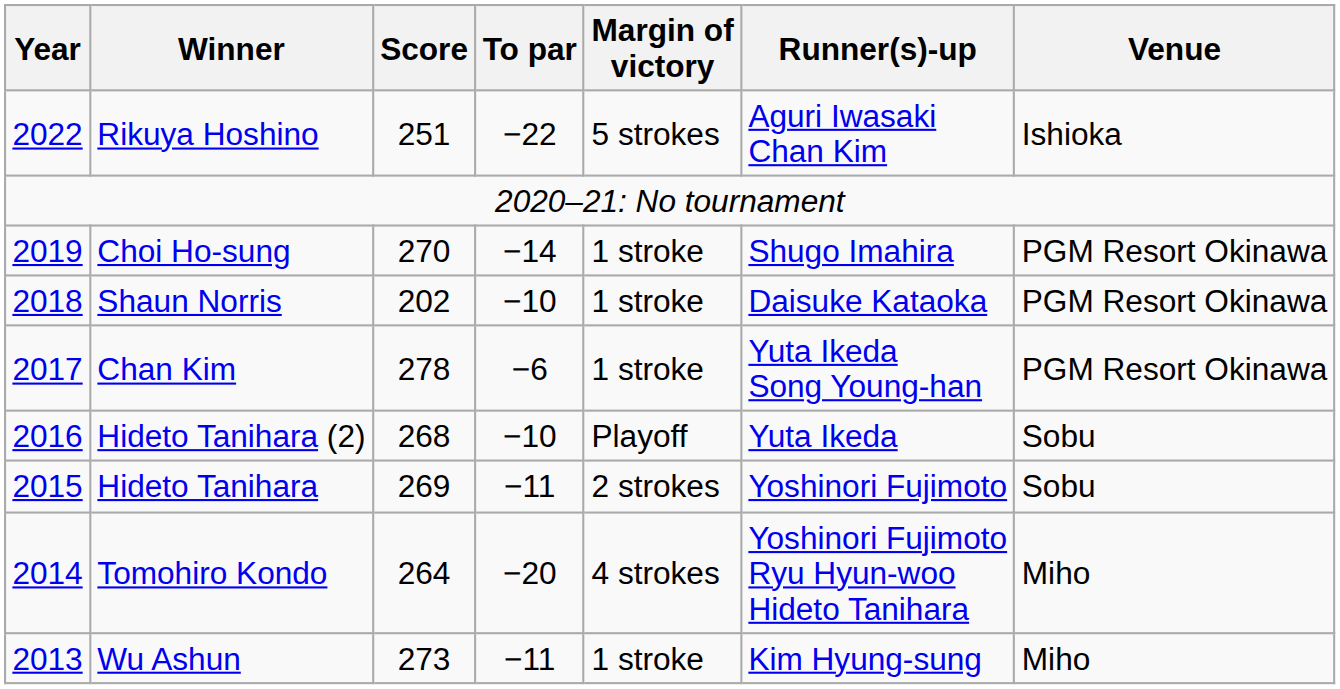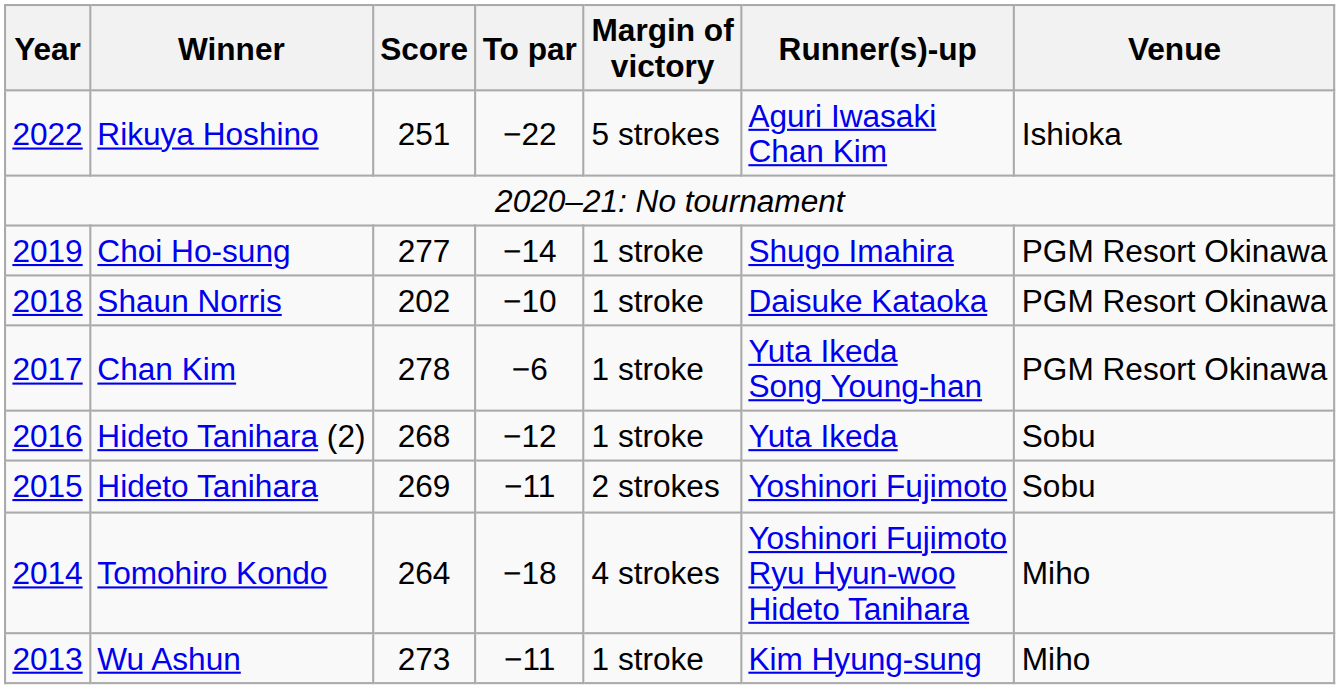(424, 251) 270 -> (424, 251) 277
(530, 437) −10 -> (530, 437) −12
(640, 437) Playoff -> (648, 437) 1 stroke
(530, 572) −20 -> (530, 572) −18
